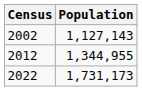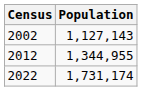(100, 76) 1,731,173 -> (100, 76) 1,731,174
